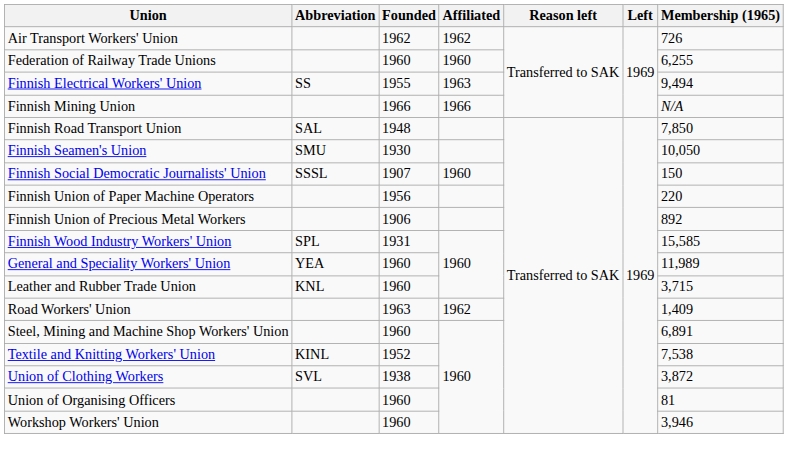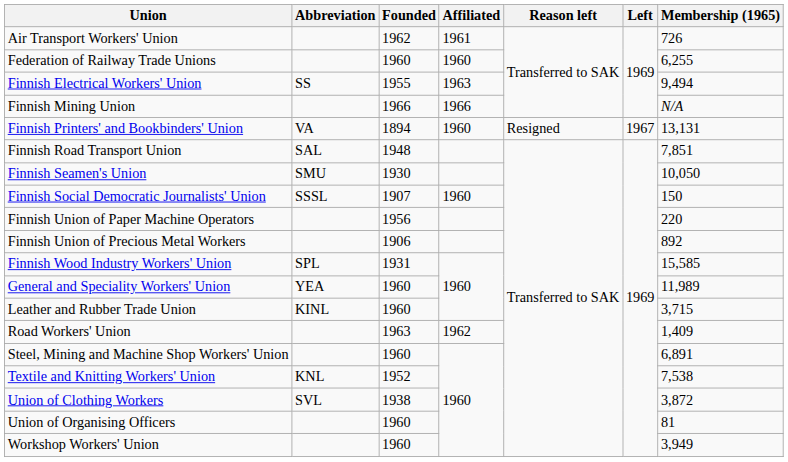(457, 38) 1962 -> (457, 38) 1961
+ row: (125, 128)
(677, 128) 7,850 -> (677, 151) 7,851
(310, 286) KNL -> (312, 309) KINL
(312, 354) KINL -> (310, 377) KNL
(677, 422) 3,946 -> (677, 444) 3,949
